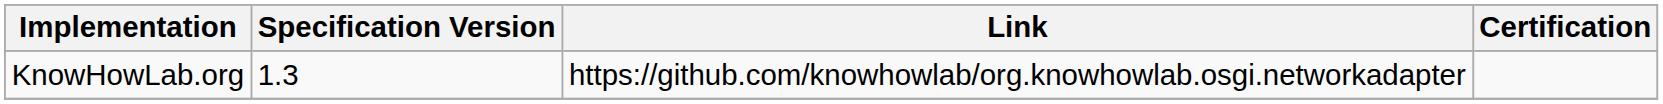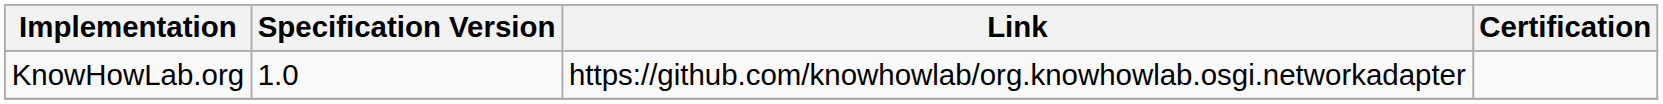(278, 74) 1.3 -> (278, 74) 1.0
